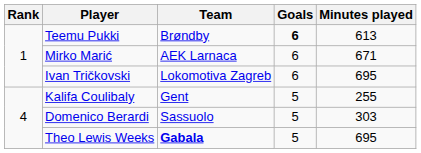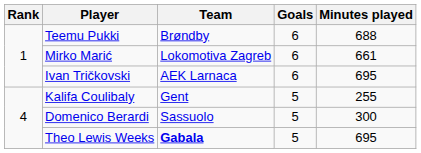(295, 35) bold -> (295, 35) normal
(366, 35) 613 -> (366, 35) 688
(198, 55) AEK Larnaca -> (216, 55) Lokomotiva Zagreb
(366, 55) 671 -> (366, 55) 661
(216, 76) Lokomotiva Zagreb -> (198, 76) AEK Larnaca
(366, 117) 303 -> (366, 117) 300
